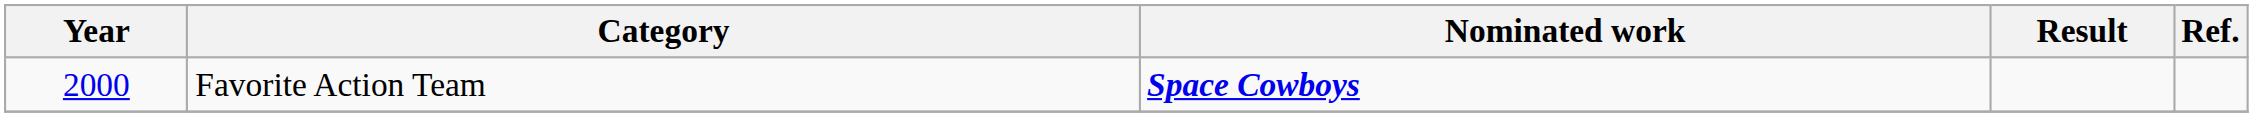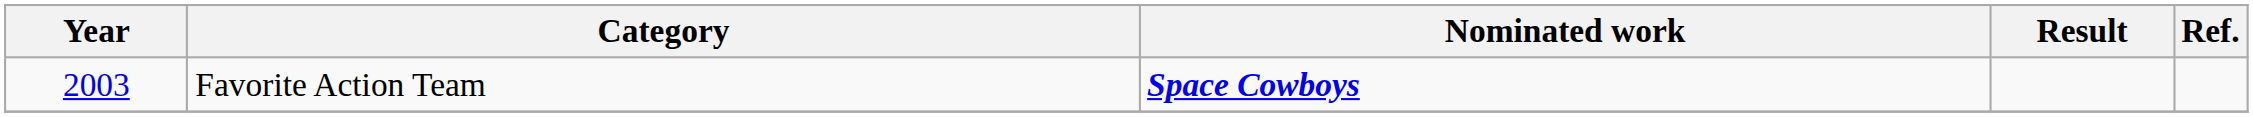(96, 84) 2000 -> (96, 84) 2003
